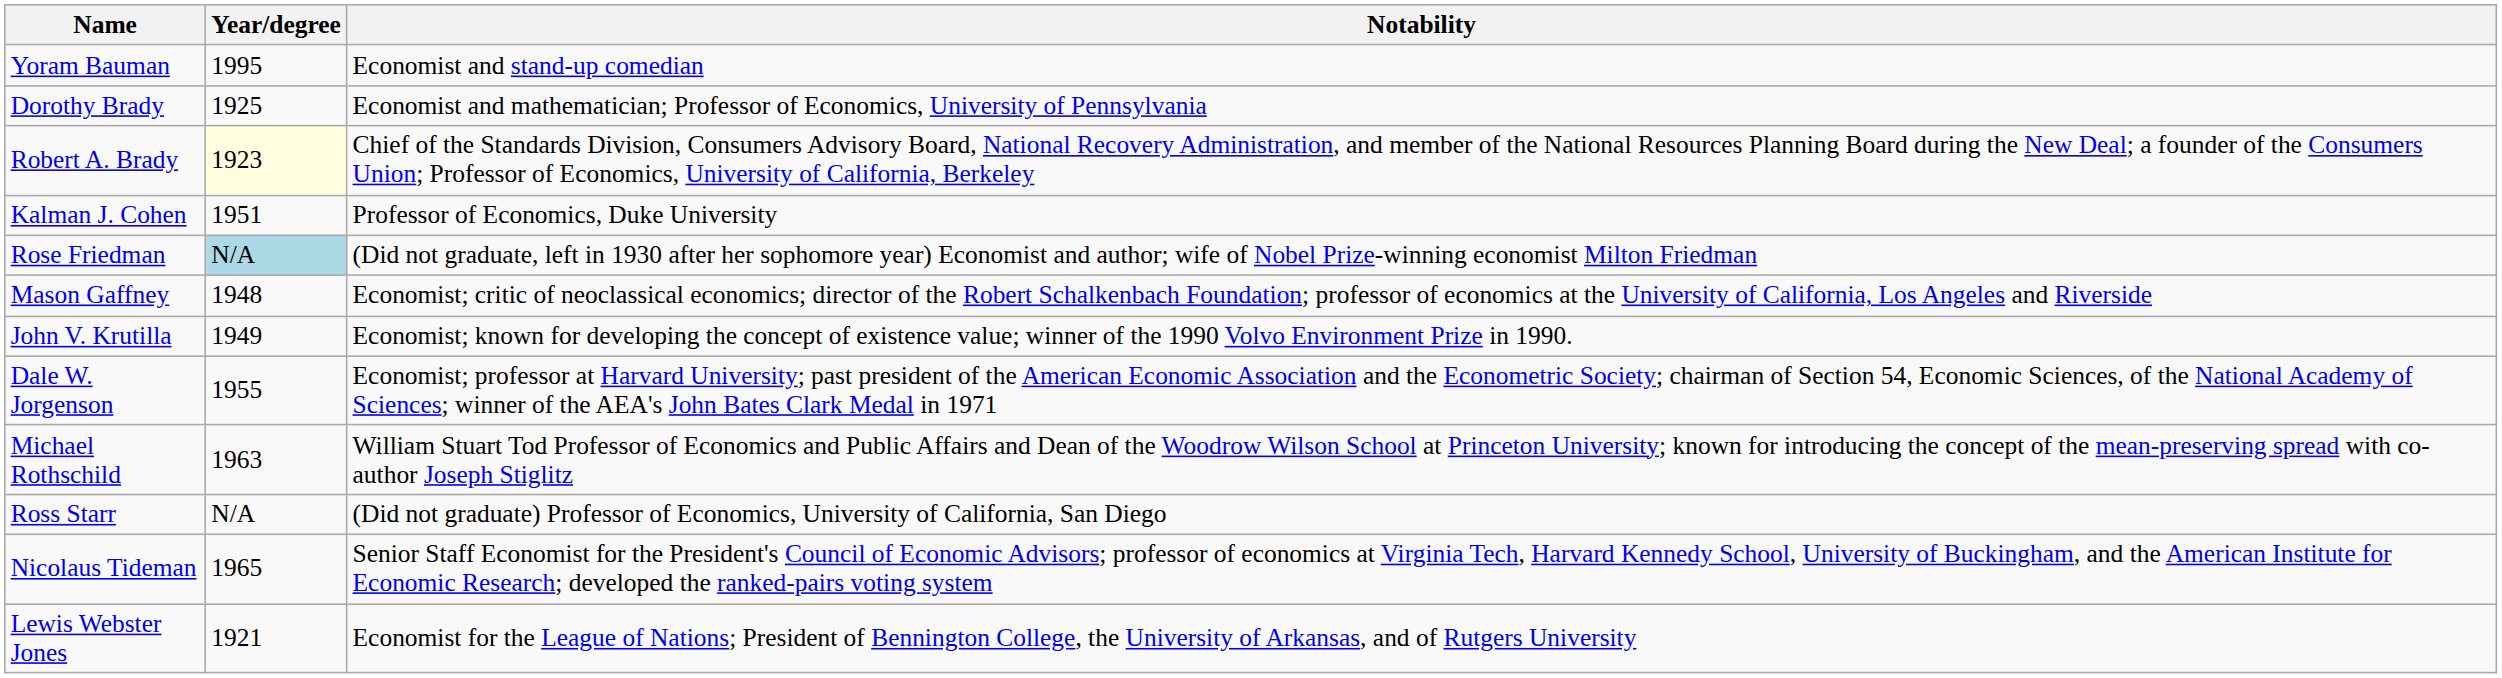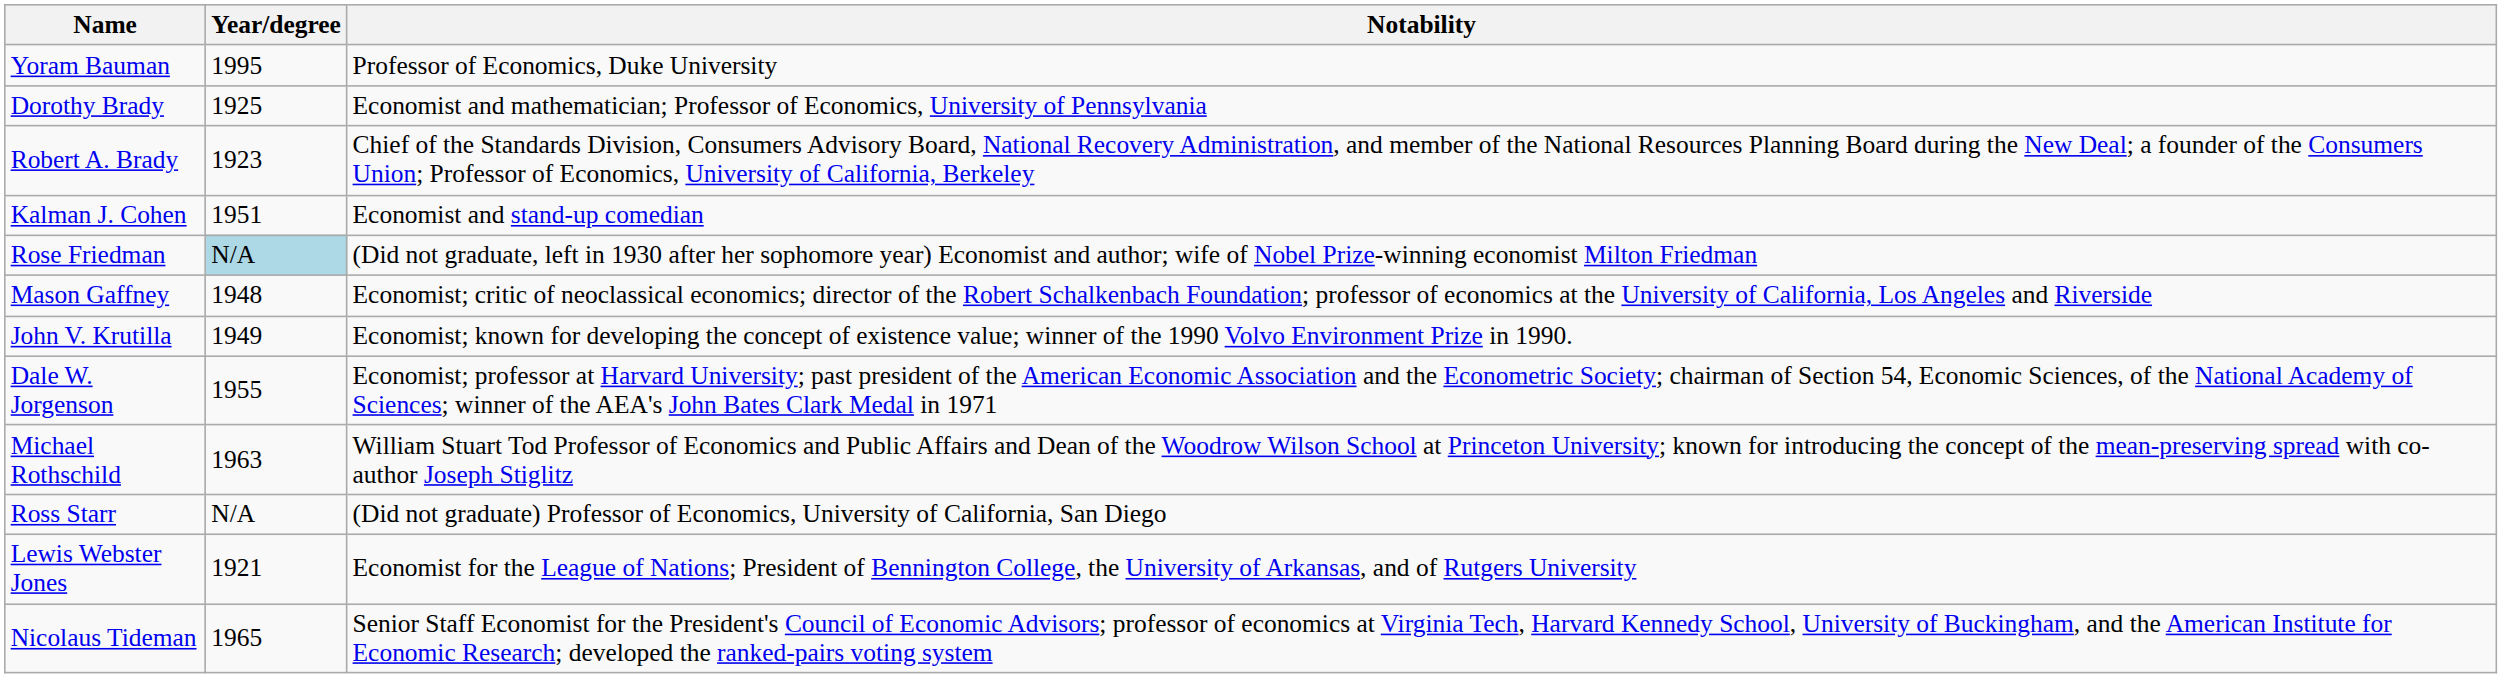(528, 65) Economist and stand-up comedian -> (565, 65) Professor of Economics, Duke University
(237, 160) lightyellow background -> (237, 160) no background
(565, 214) Professor of Economics, Duke University -> (528, 214) Economist and stand-up comedian
rows swapped: (104, 568) <-> (86, 637)
